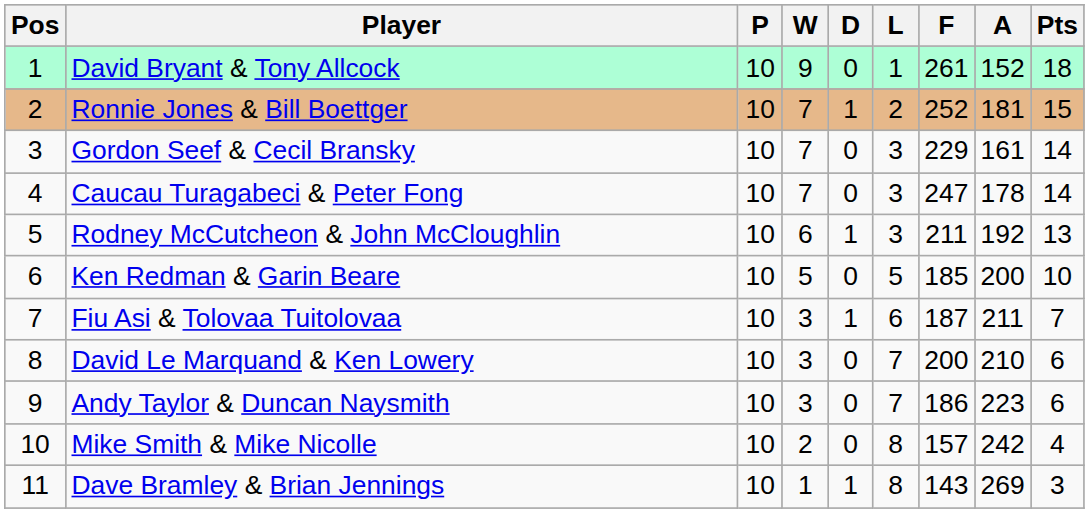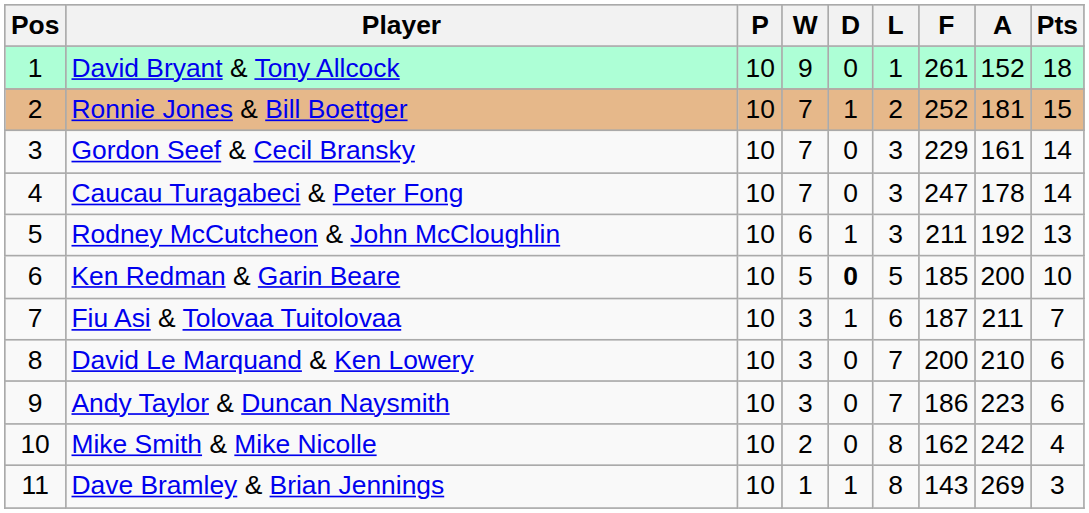(851, 276) normal -> (851, 276) bold
(946, 444) 157 -> (946, 444) 162
